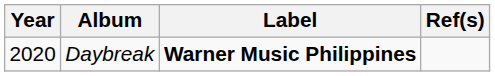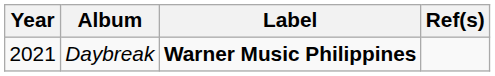(33, 53) 2020 -> (33, 53) 2021
